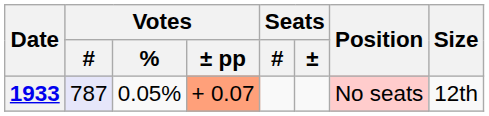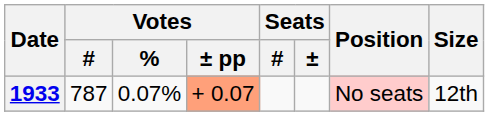(89, 93) lavender background -> (89, 93) no background
(149, 93) 0.05% -> (149, 93) 0.07%
